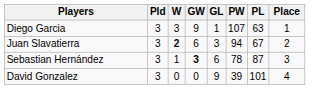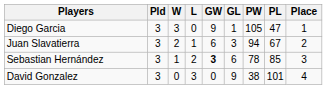+ column: (194, 12)
(237, 28) 107 -> (254, 28) 105
(258, 28) 63 -> (275, 28) 47
(177, 44) bold -> (177, 44) normal
(258, 60) 87 -> (275, 60) 85
(237, 76) 39 -> (254, 76) 38
